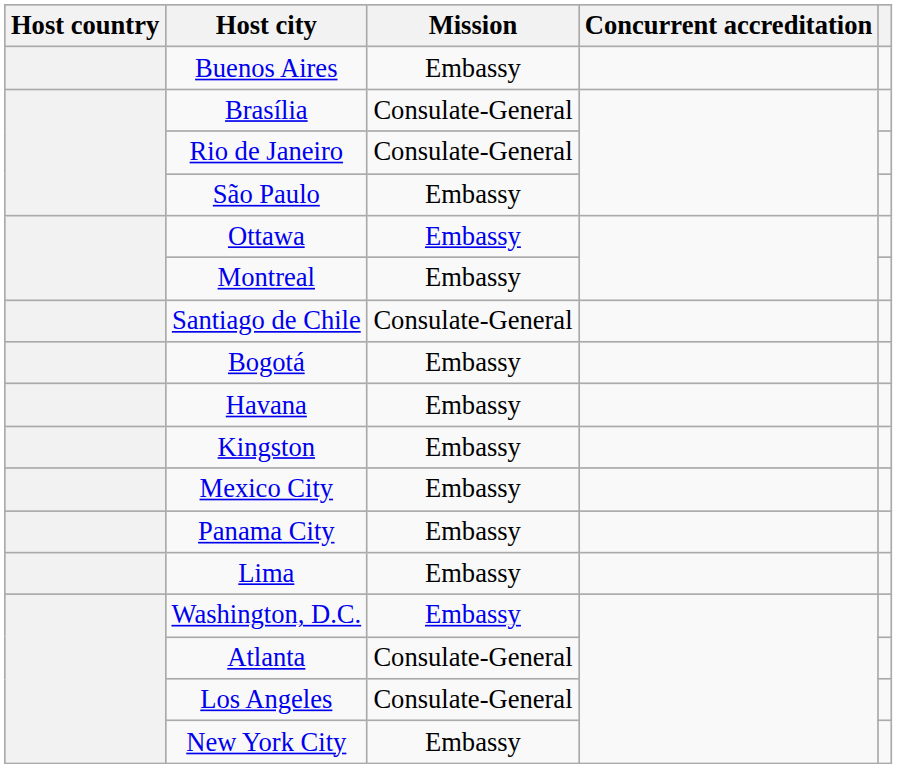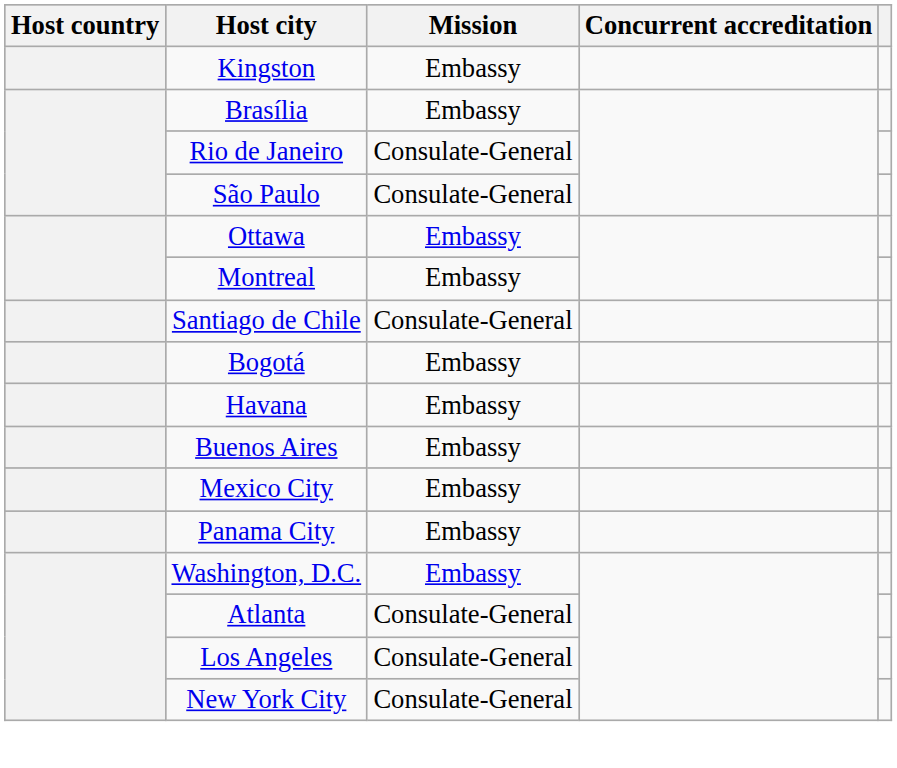rows swapped: (266, 67) <-> (266, 446)
(473, 109) Consulate-General -> (473, 109) Embassy
(473, 194) Embassy -> (473, 194) Consulate-General
- row: (266, 573)
(473, 741) Embassy -> (473, 699) Consulate-General
